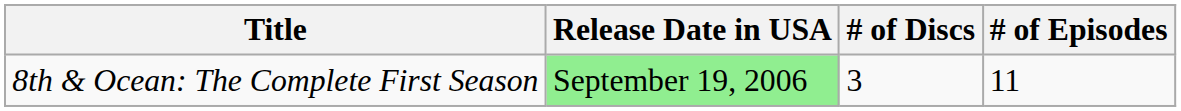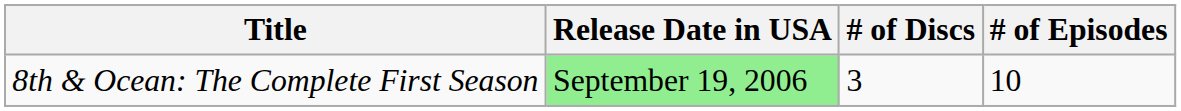(1005, 79) 11 -> (1006, 79) 10
